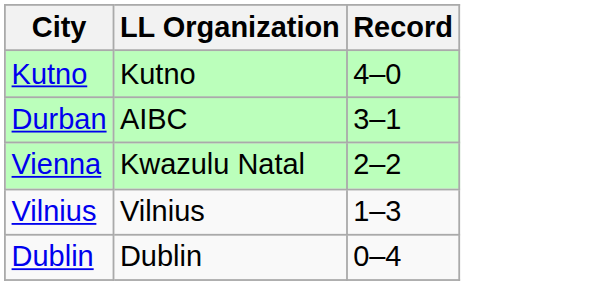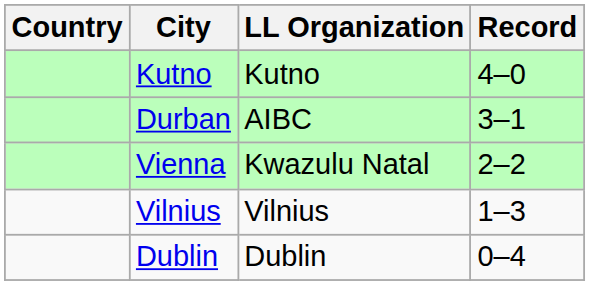+ column: (67, 27)
